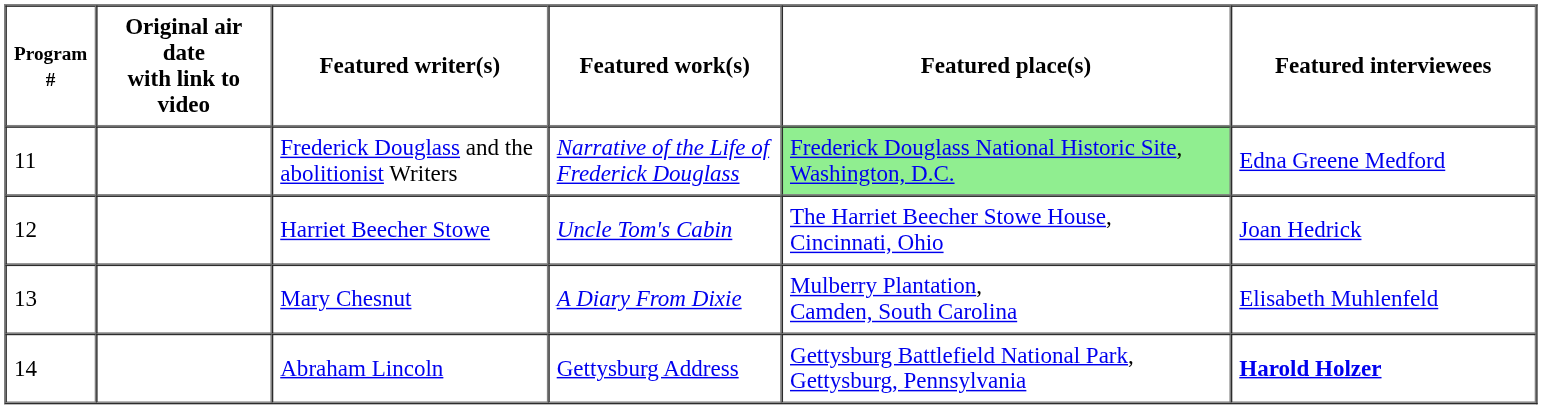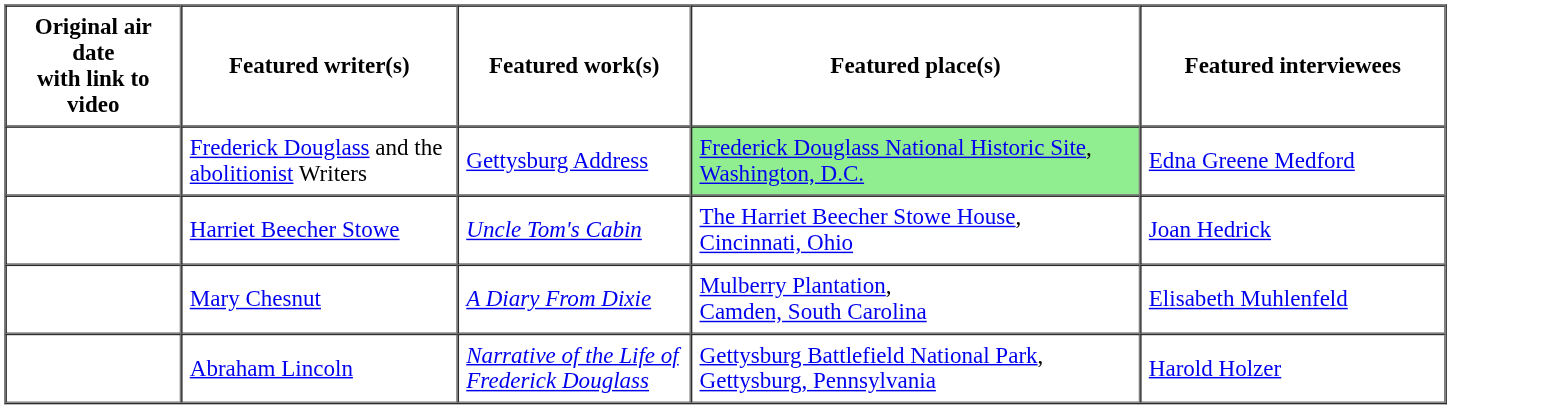- column: (51, 67)
(663, 160) Narrative of the Life of Frederick Douglass -> (557, 160) Gettysburg Address
(648, 368) Gettysburg Address -> (572, 368) Narrative of the Life of Frederick Douglass
(1310, 368) bold -> (1215, 368) normal
